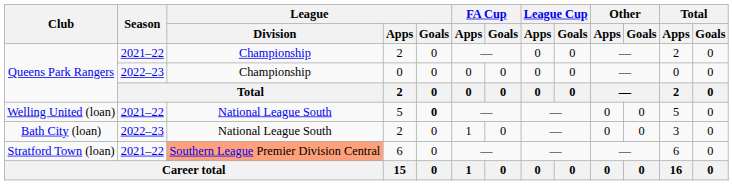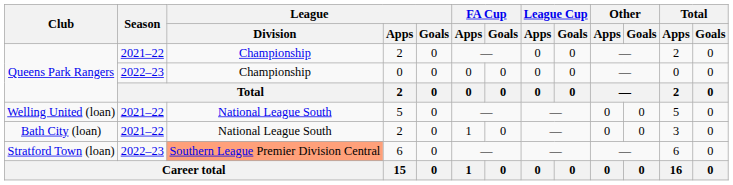(434, 111) bold -> (434, 111) normal
(142, 131) 2022–23 -> (142, 131) 2021–22
(142, 151) 2021–22 -> (142, 151) 2022–23
